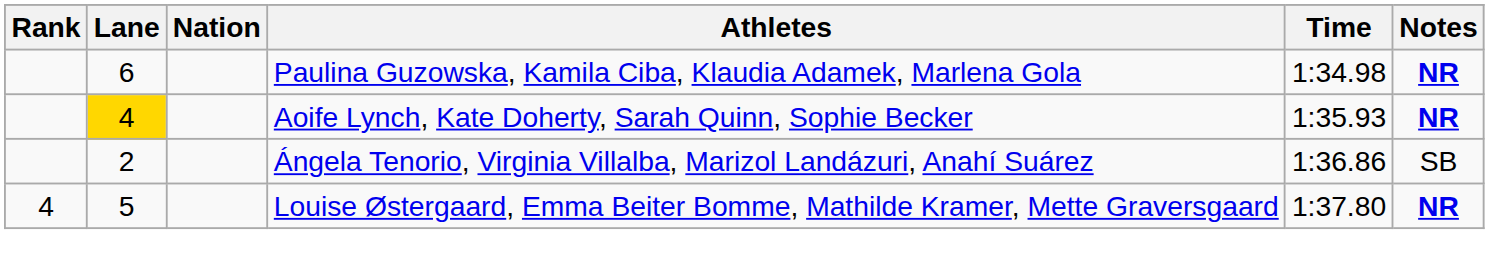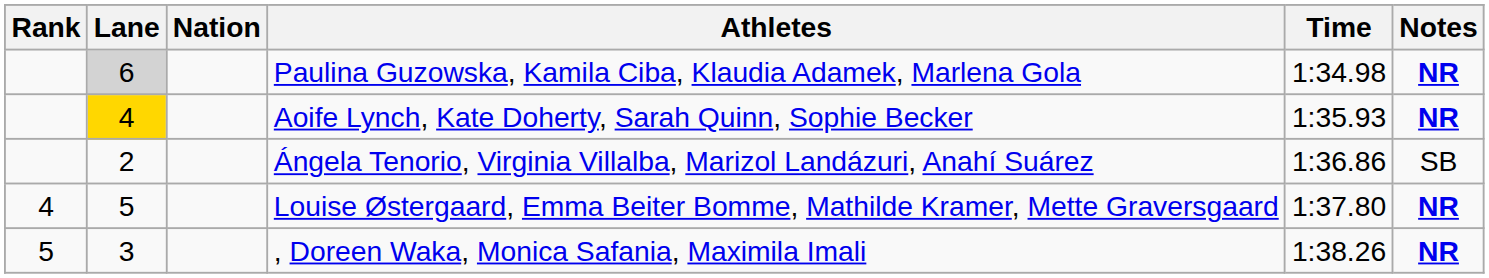(127, 72) no background -> (127, 72) lightgrey background
+ row: (570, 251)
